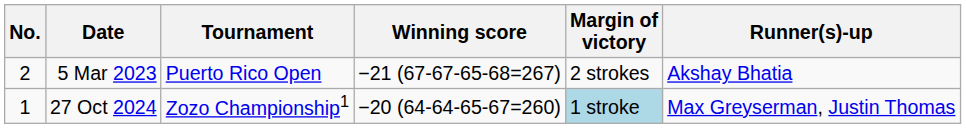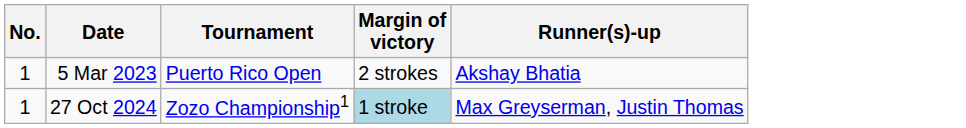- column: (460, 31)
(25, 73) 2 -> (25, 73) 1
